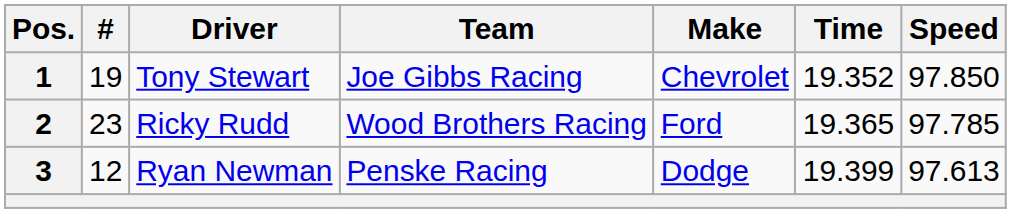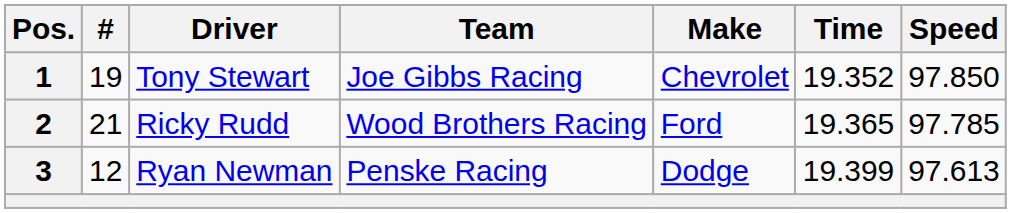(106, 124) 23 -> (106, 124) 21
